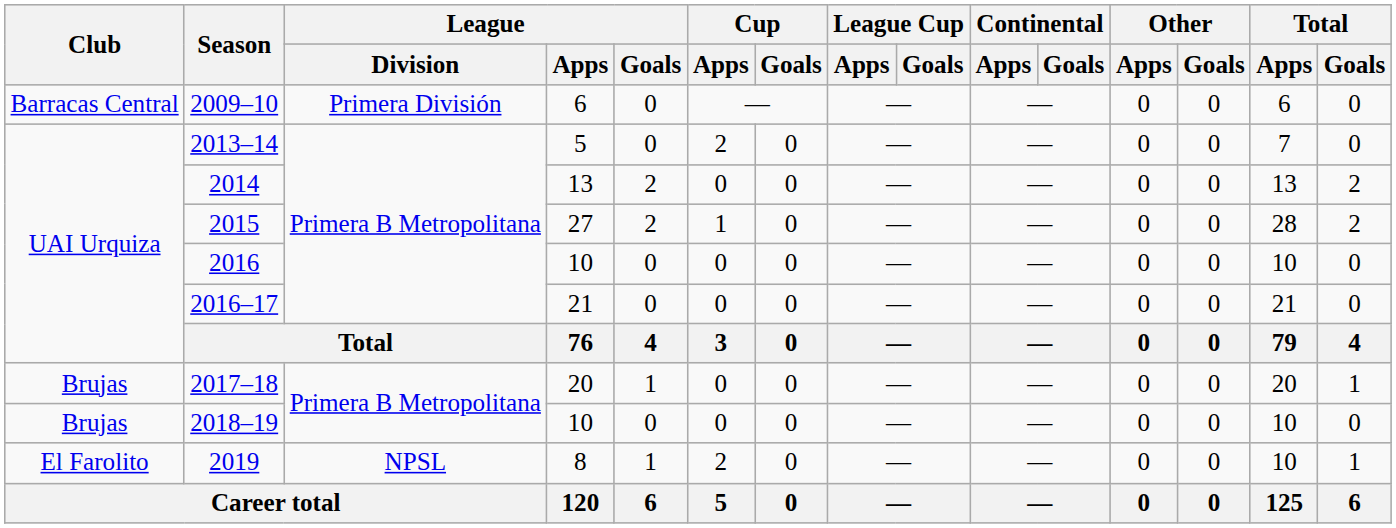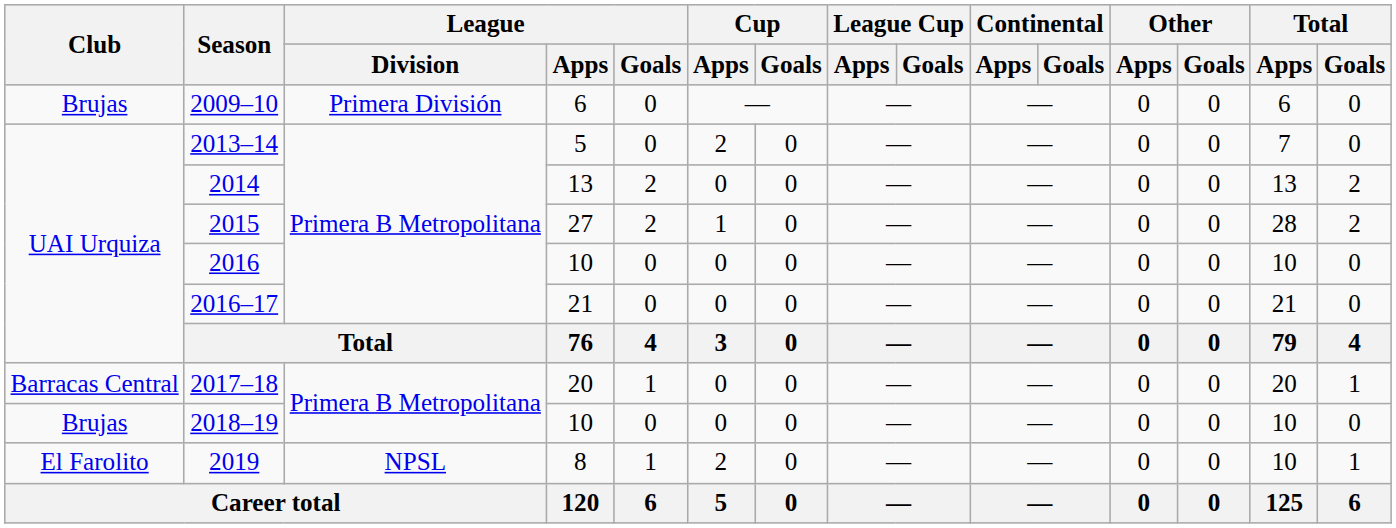(95, 104) Barracas Central -> (95, 104) Brujas
(95, 382) Brujas -> (95, 382) Barracas Central
